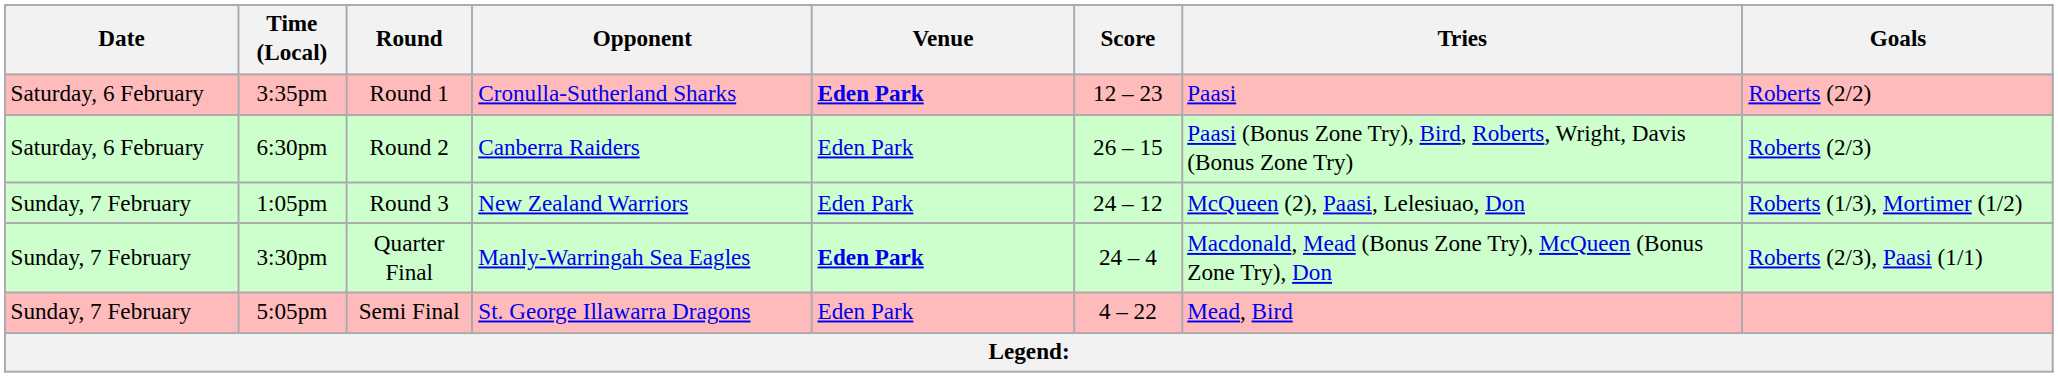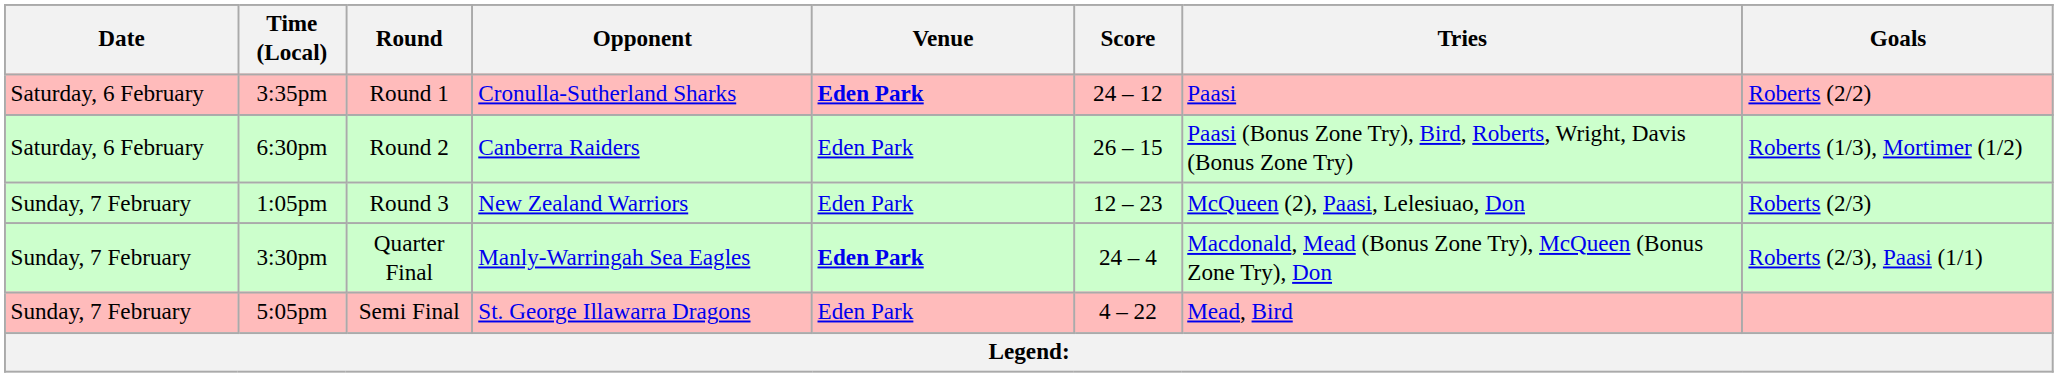(1128, 93) 12 – 23 -> (1128, 93) 24 – 12
(1810, 148) Roberts (2/3) -> (1885, 148) Roberts (1/3), Mortimer (1/2)
(1128, 202) 24 – 12 -> (1128, 202) 12 – 23
(1885, 202) Roberts (1/3), Mortimer (1/2) -> (1810, 202) Roberts (2/3)
